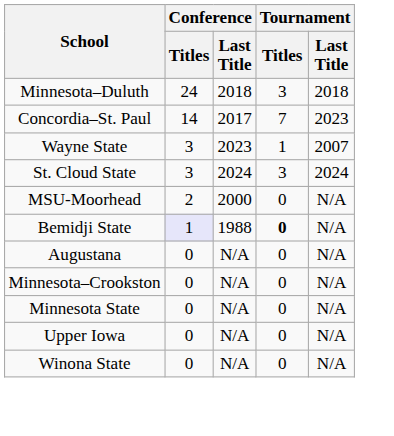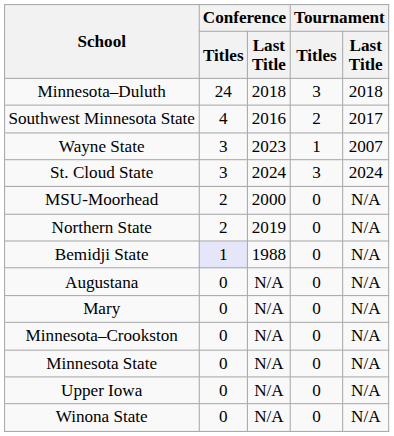- row: (85, 118)
+ row: (102, 118)
+ row: (102, 227)
(282, 227) bold -> (316, 254) normal
+ row: (102, 308)
